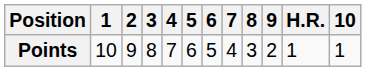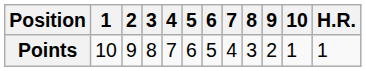columns swapped: (345, 20) <-> (306, 20)
